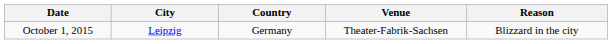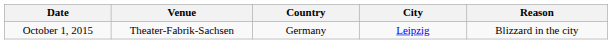columns swapped: (165, 13) <-> (396, 13)
